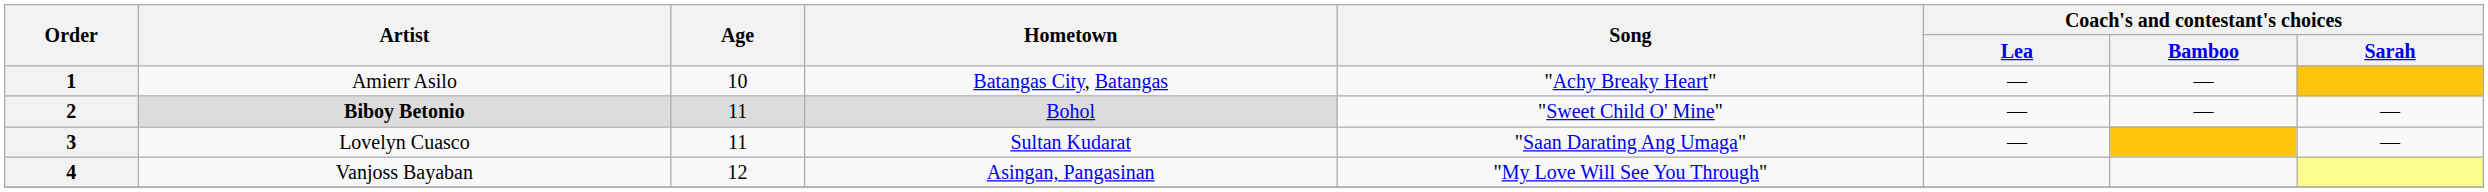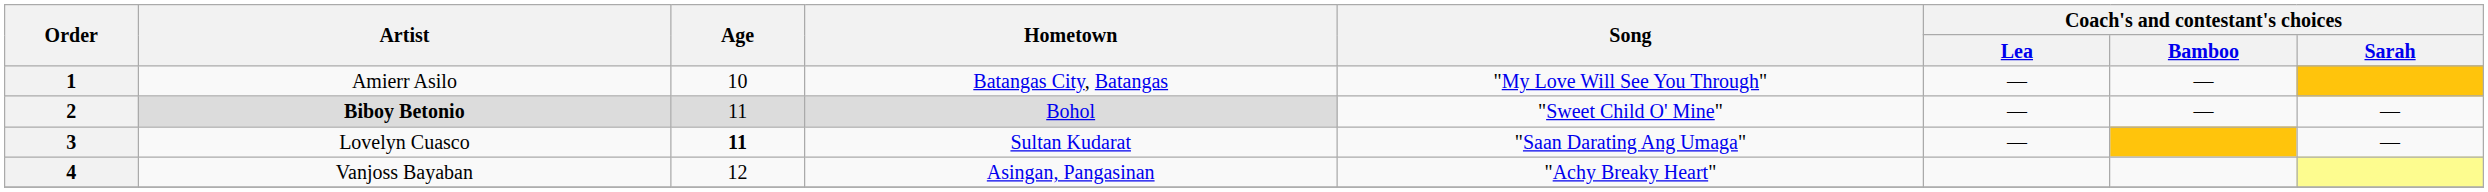(1630, 81) "Achy Breaky Heart" -> (1630, 81) "My Love Will See You Through"
(738, 142) normal -> (738, 142) bold
(1630, 172) "My Love Will See You Through" -> (1630, 172) "Achy Breaky Heart"
